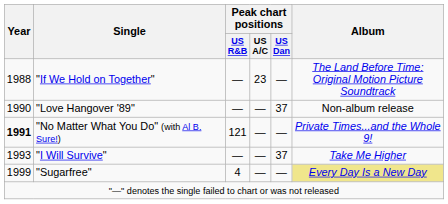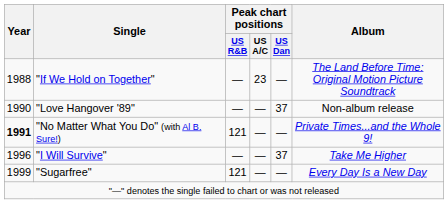(19, 155) 1993 -> (19, 155) 1996
(238, 173) 4 -> (238, 173) 121
(368, 173) khaki background -> (368, 173) no background
